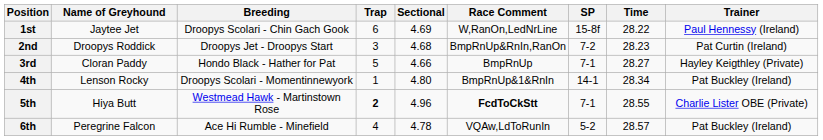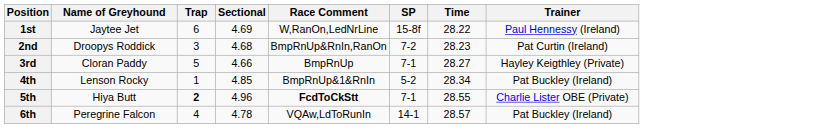- column: (267, 13)
(421, 81) 4.80 -> (242, 81) 4.85
(588, 81) 14-1 -> (409, 81) 5-2
(588, 127) 5-2 -> (409, 115) 14-1
